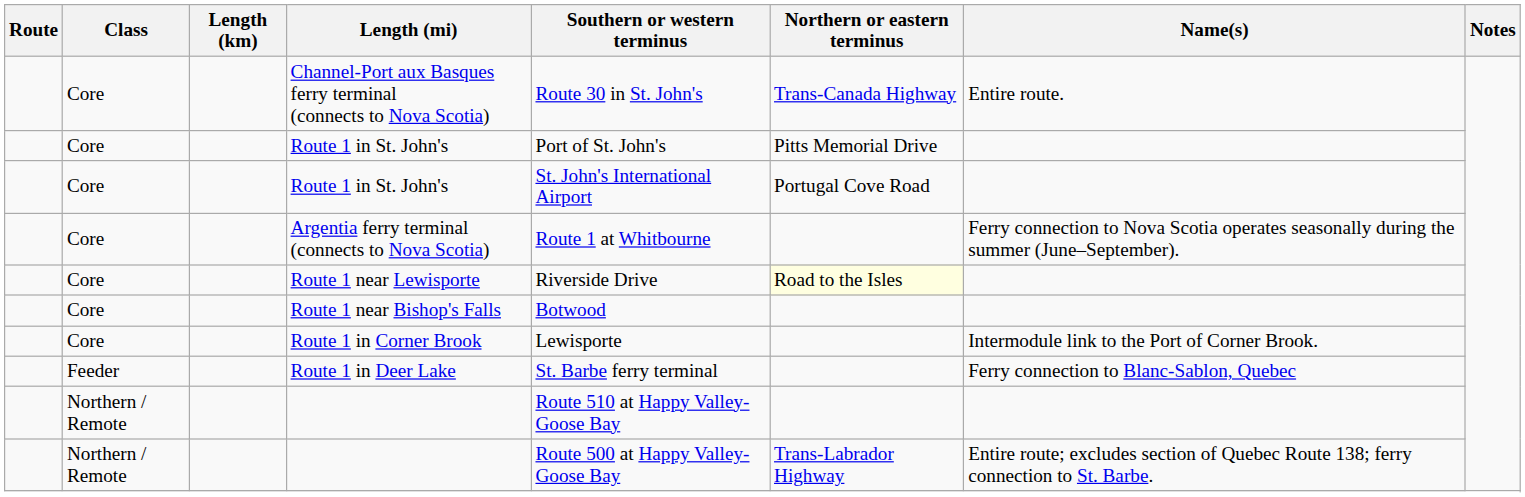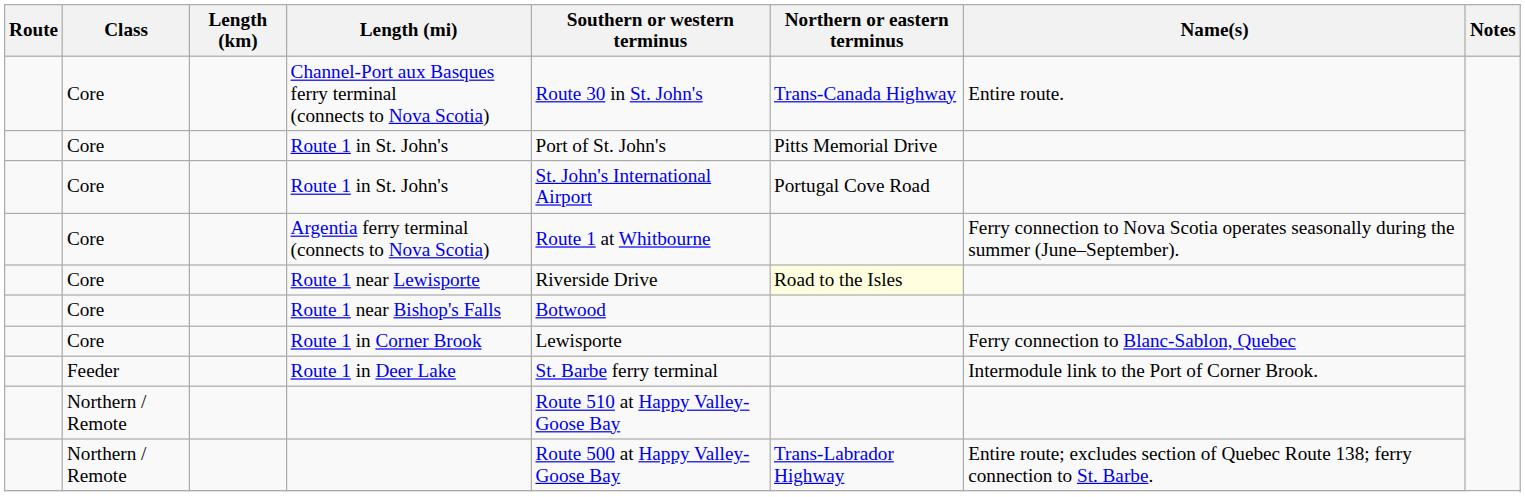(1143, 340) Intermodule link to the Port of Corner Brook. -> (1132, 340) Ferry connection to Blanc-Sablon, Quebec
(1132, 371) Ferry connection to Blanc-Sablon, Quebec -> (1143, 371) Intermodule link to the Port of Corner Brook.
